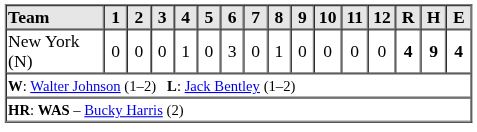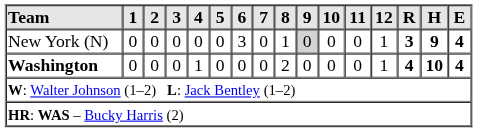(186, 51) 1 -> (198, 41) 0
(302, 51) no background -> (307, 41) lightgrey background
(382, 51) 0 -> (384, 41) 1
(408, 51) 4 -> (409, 41) 3
+ row: (53, 65)
